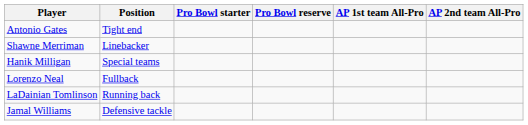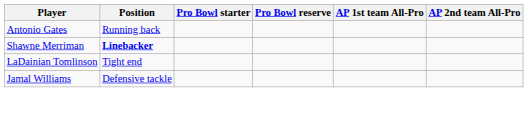(122, 29) Tight end -> (131, 29) Running back
(126, 45) normal -> (128, 45) bold
- row: (39, 62)
- row: (35, 78)
(131, 95) Running back -> (122, 62) Tight end
